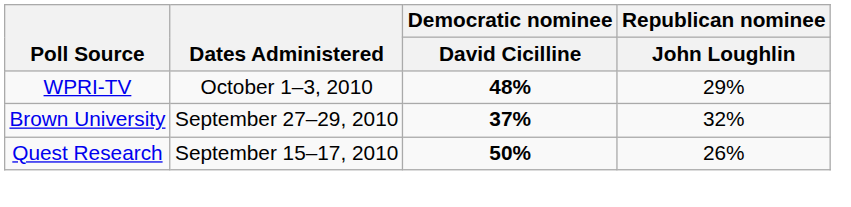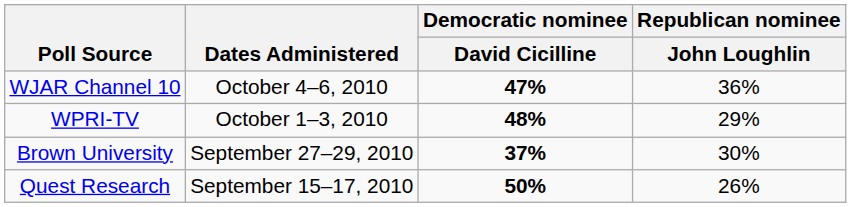+ row: (95, 86)
(724, 119) 32% -> (739, 152) 30%
